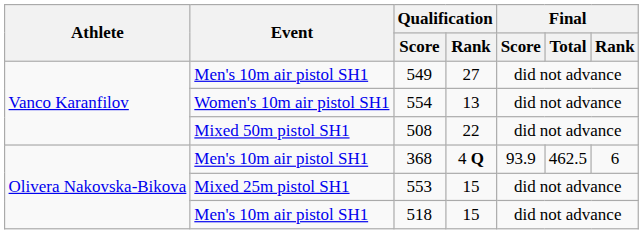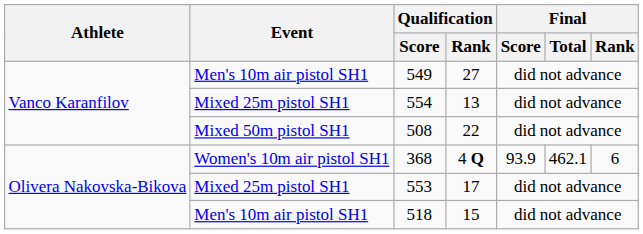(292, 102) Women's 10m air pistol SH1 -> (272, 102) Mixed 25m pistol SH1
(281, 159) Men's 10m air pistol SH1 -> (292, 159) Women's 10m air pistol SH1
(568, 159) 462.5 -> (568, 159) 462.1
(471, 187) 15 -> (471, 187) 17
